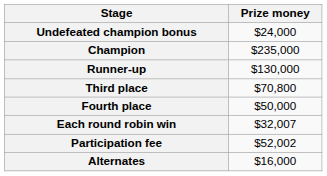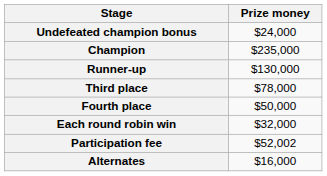(275, 87) $70,800 -> (275, 87) $78,000
(275, 124) $32,007 -> (275, 124) $32,000
